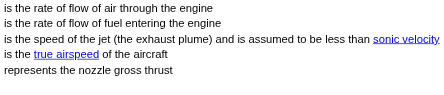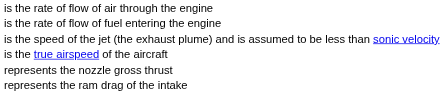+ row: (96, 85)
